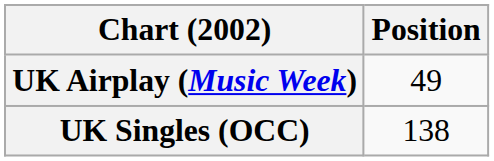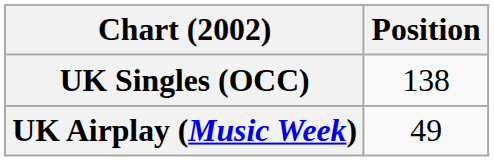rows swapped: (185, 130) <-> (185, 79)
